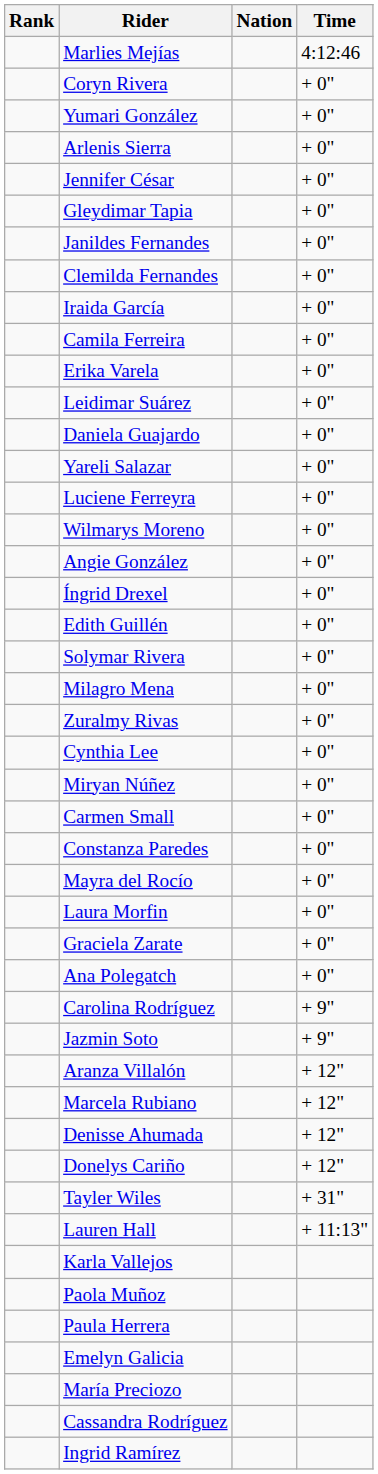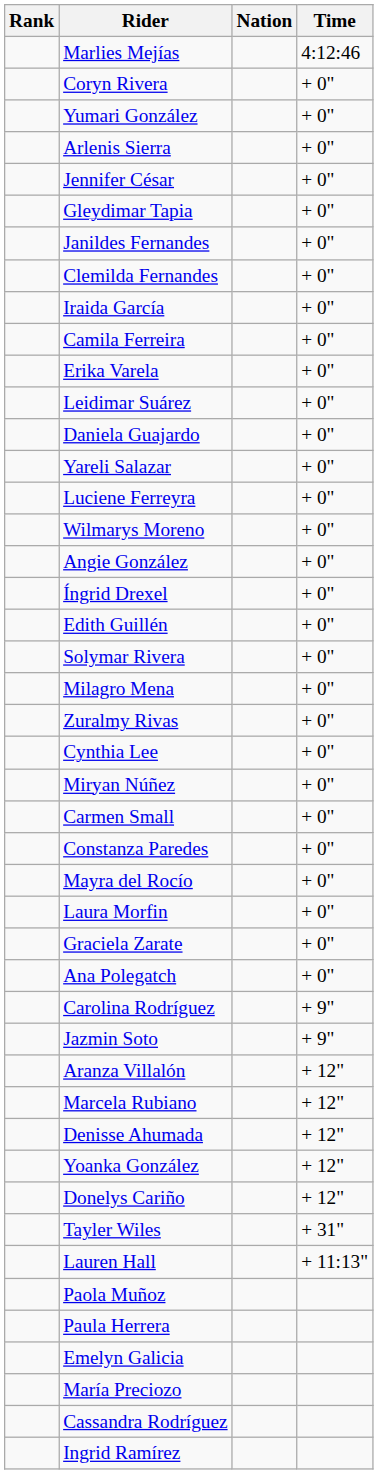+ row: (131, 1166)
- row: (118, 1261)
